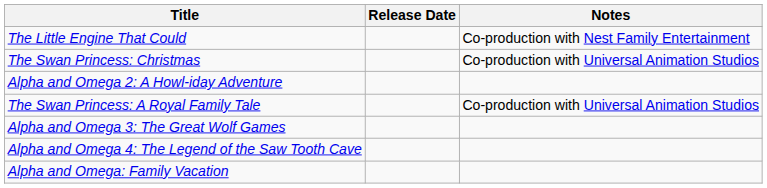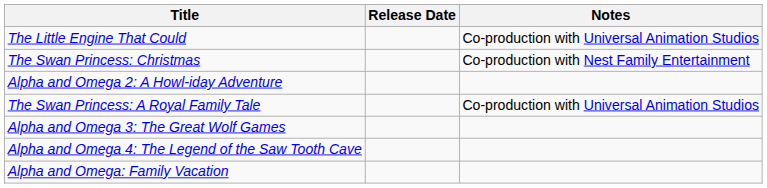(606, 37) Co-production with Nest Family Entertainment -> (611, 37) Co-production with Universal Animation Studios
(611, 60) Co-production with Universal Animation Studios -> (606, 60) Co-production with Nest Family Entertainment
